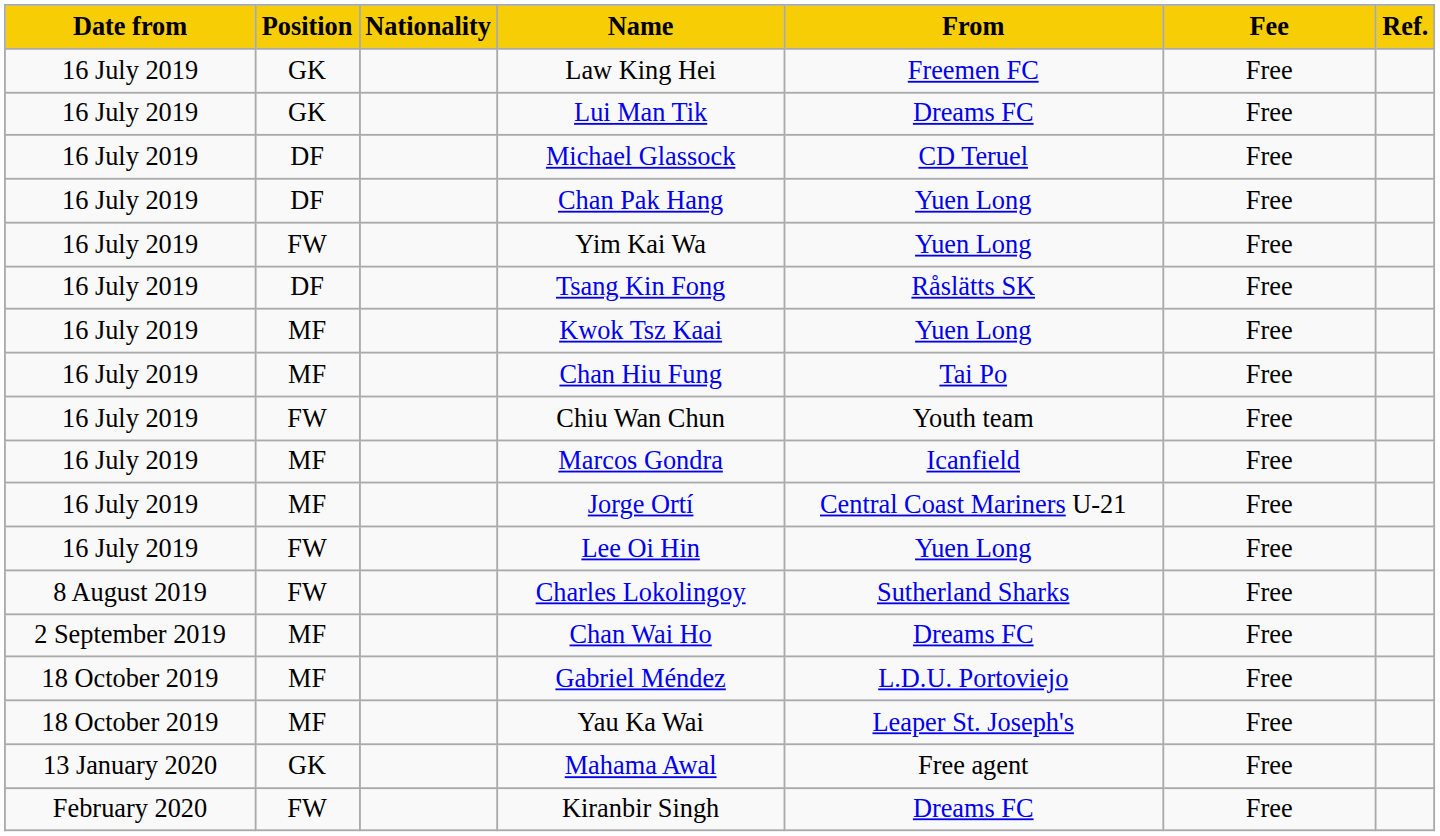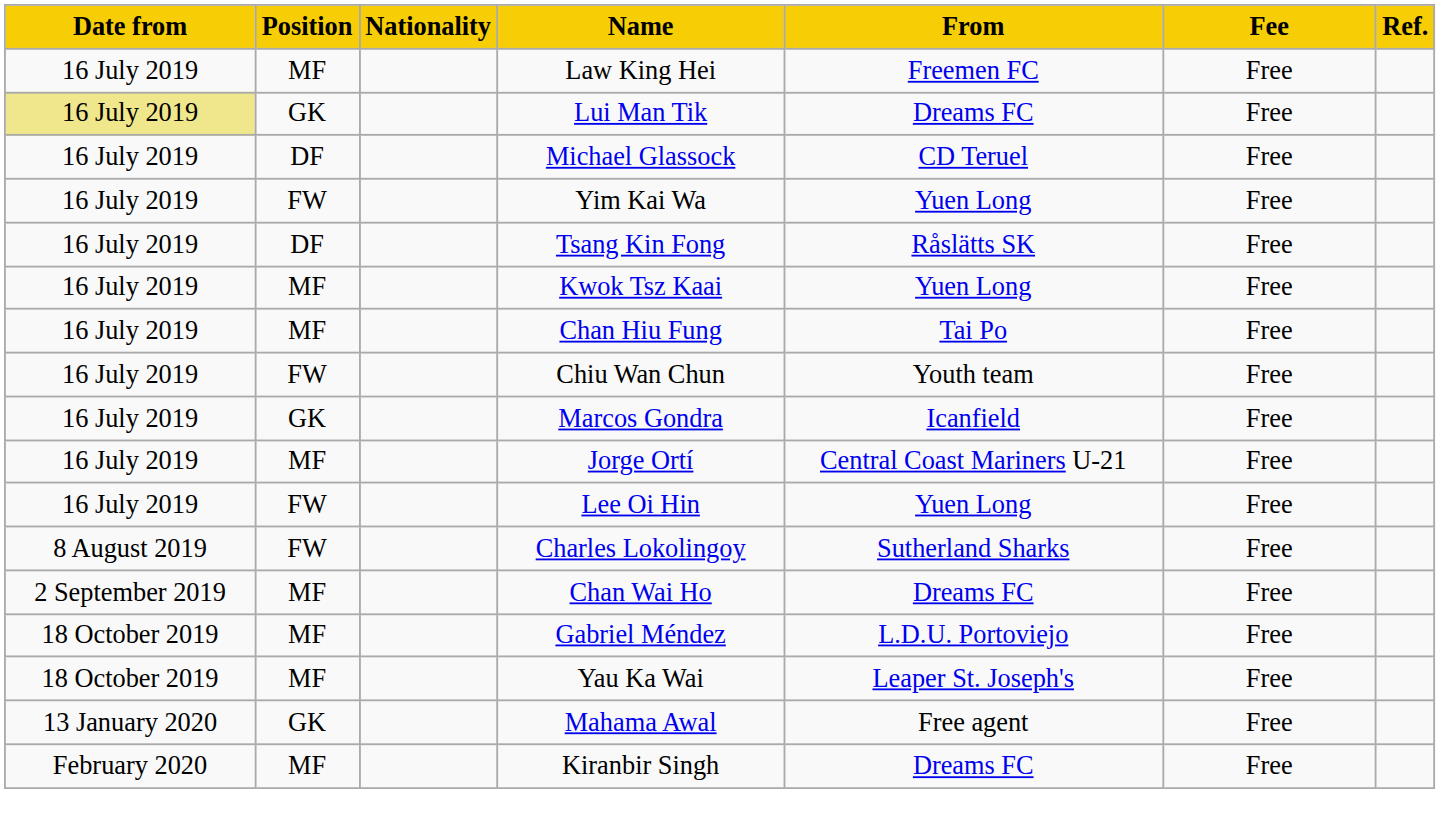(307, 70) GK -> (307, 70) MF
(130, 113) no background -> (130, 113) khaki background
- row: (641, 200)
(307, 461) MF -> (307, 417) GK
(307, 808) FW -> (307, 765) MF
